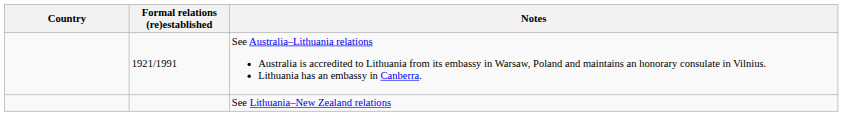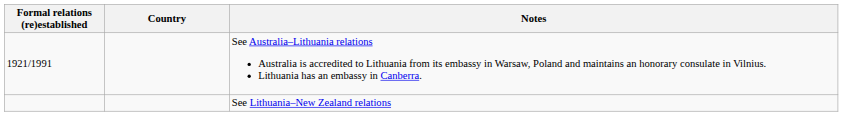columns swapped: (67, 18) <-> (179, 18)
